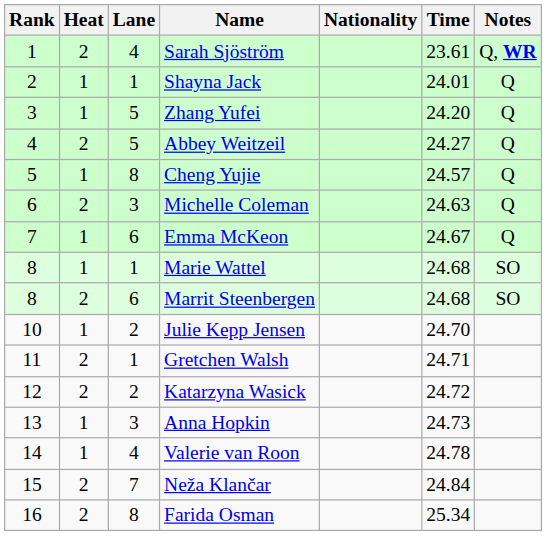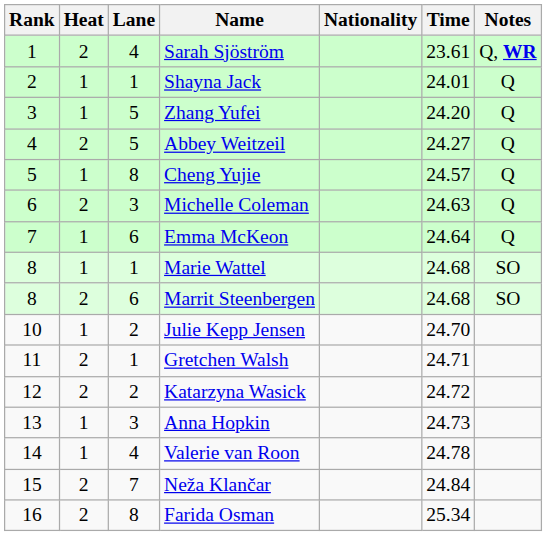(448, 236) 24.67 -> (448, 236) 24.64
